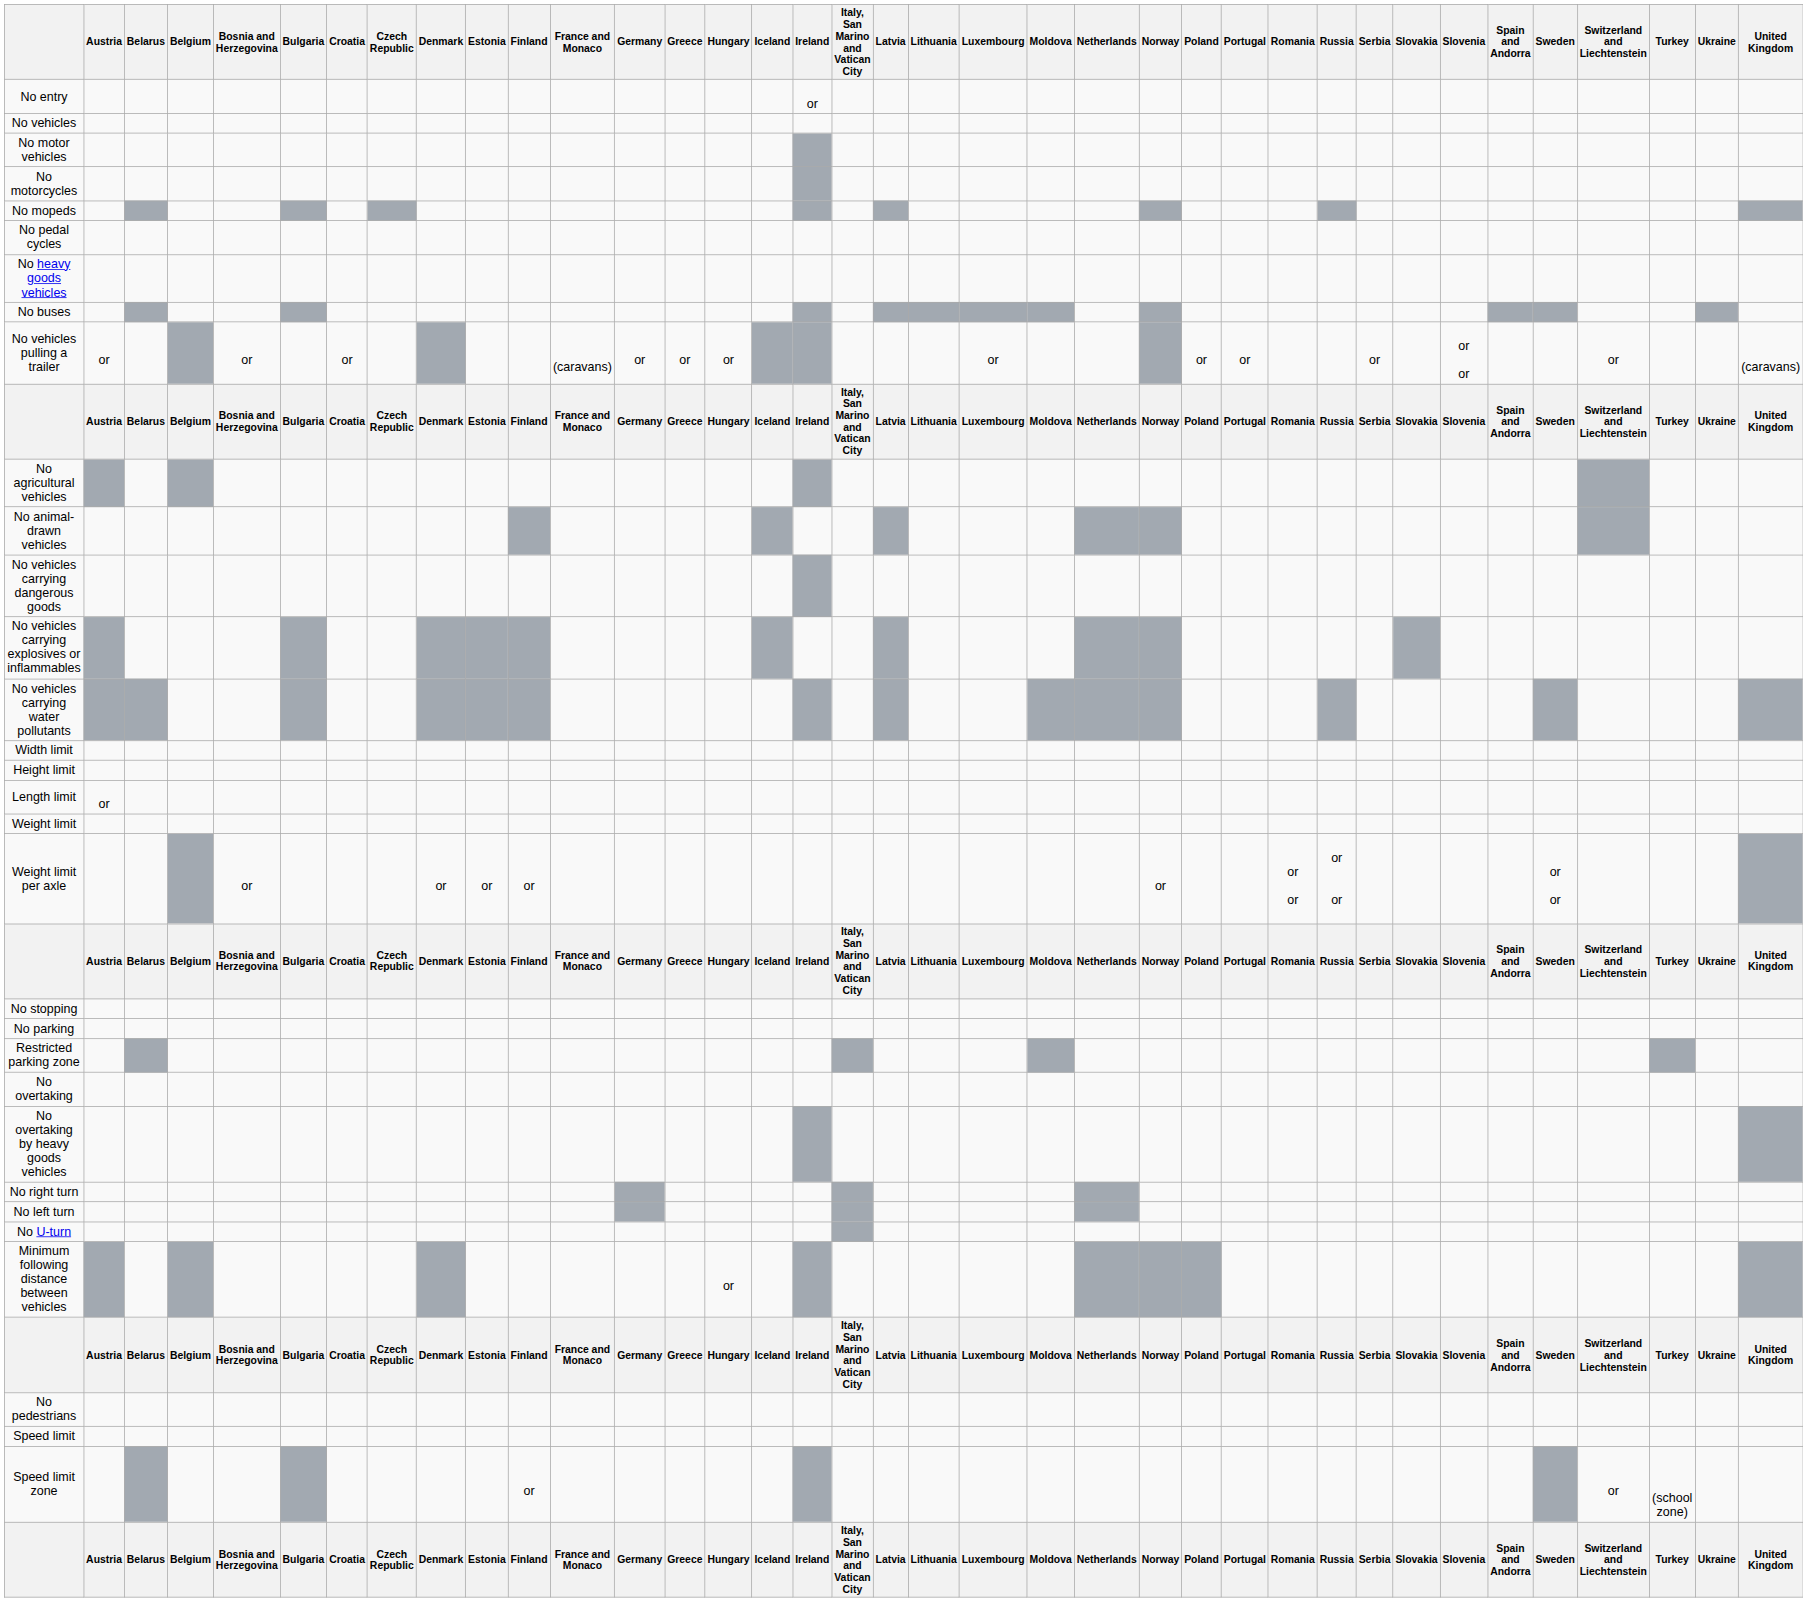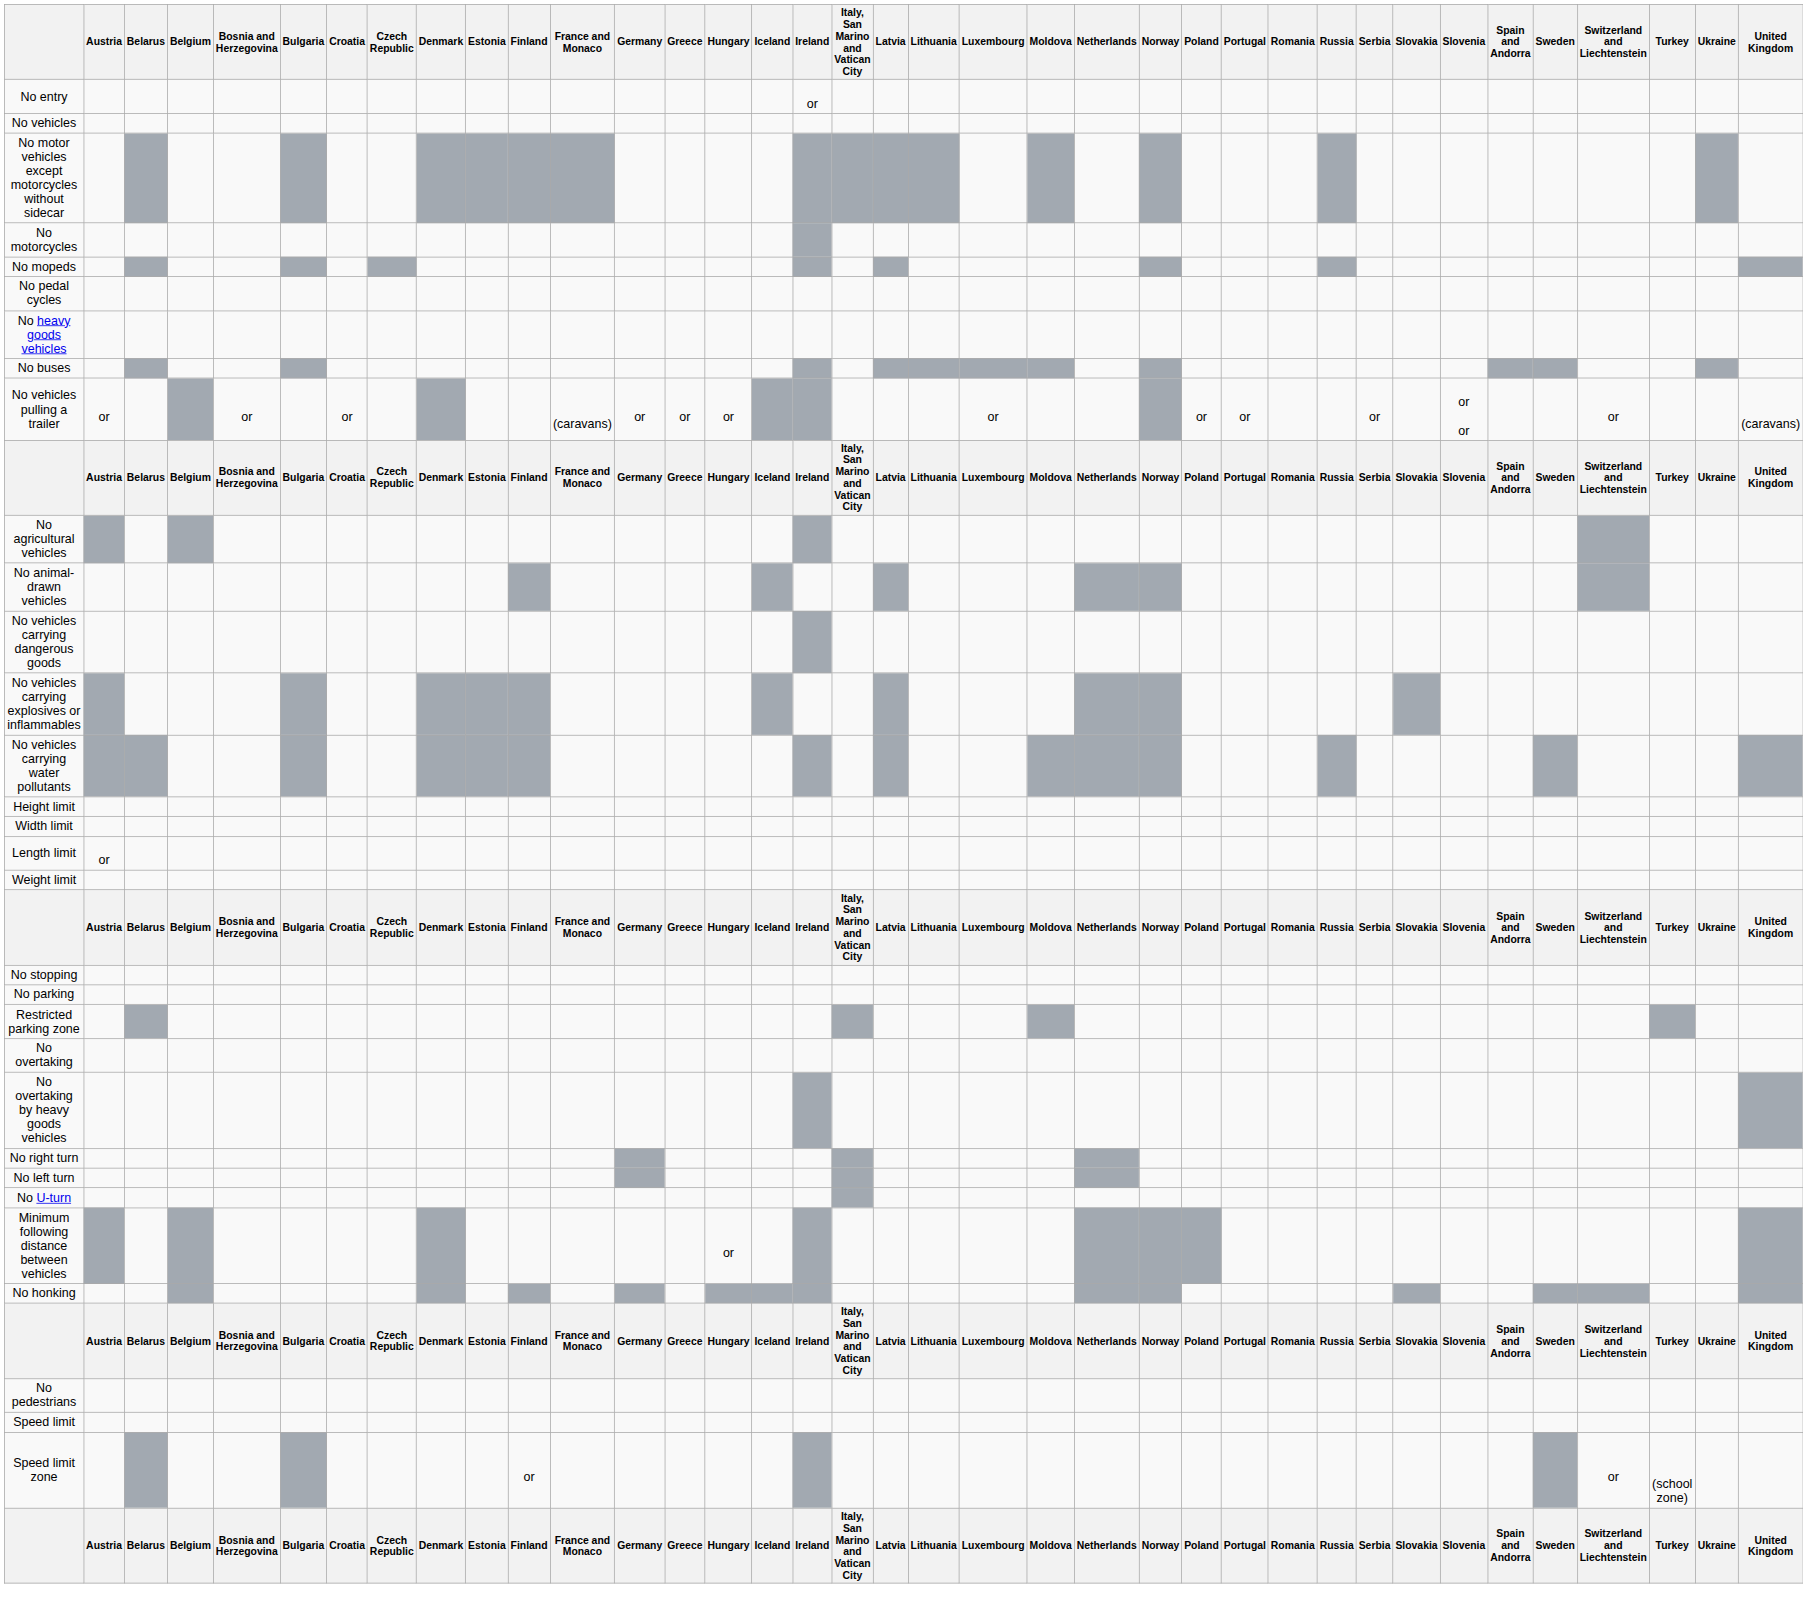- row: (44, 150)
+ row: (44, 178)
rows swapped: (44, 770) <-> (44, 750)
- row: (44, 878)
+ row: (44, 1293)
